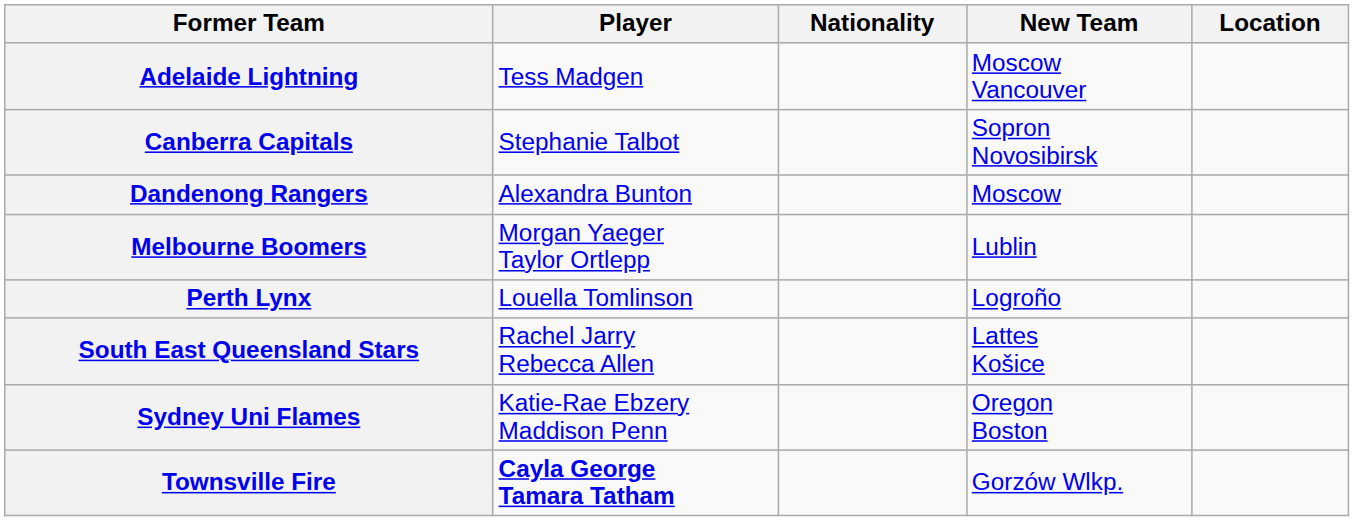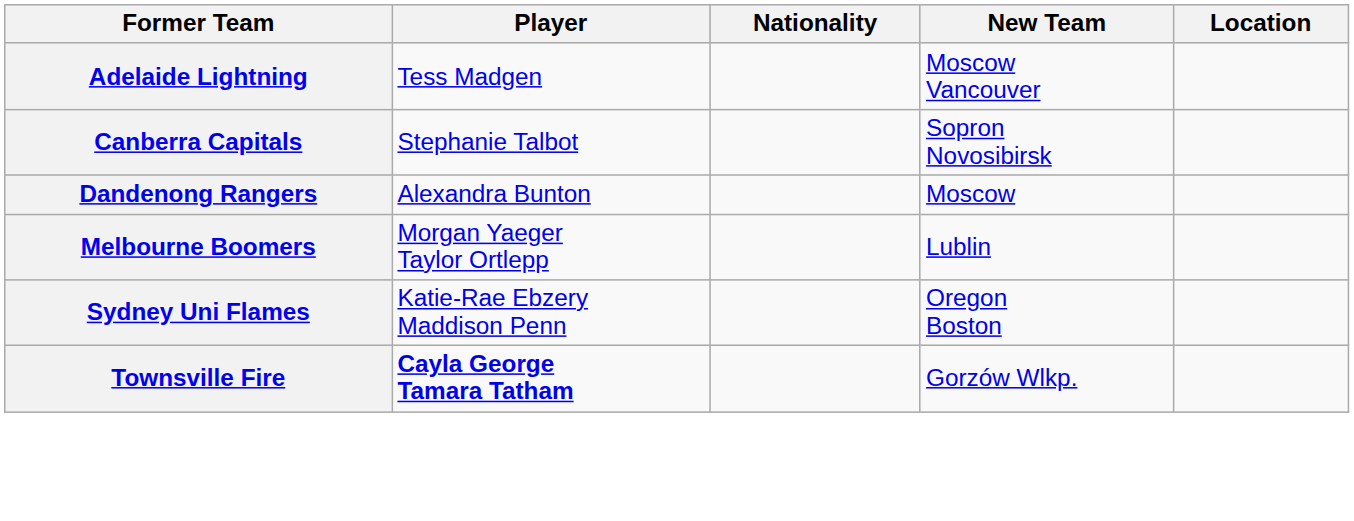- row: (249, 298)
- row: (249, 350)
